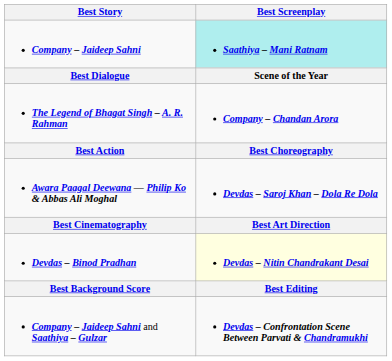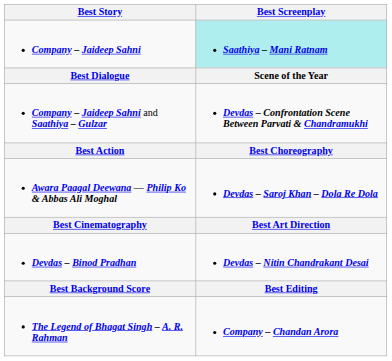rows swapped: (100, 332) <-> (100, 119)
(291, 263) lightyellow background -> (291, 263) no background
